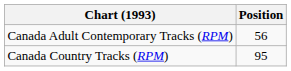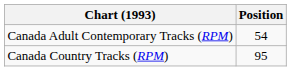(261, 35) 56 -> (261, 35) 54
